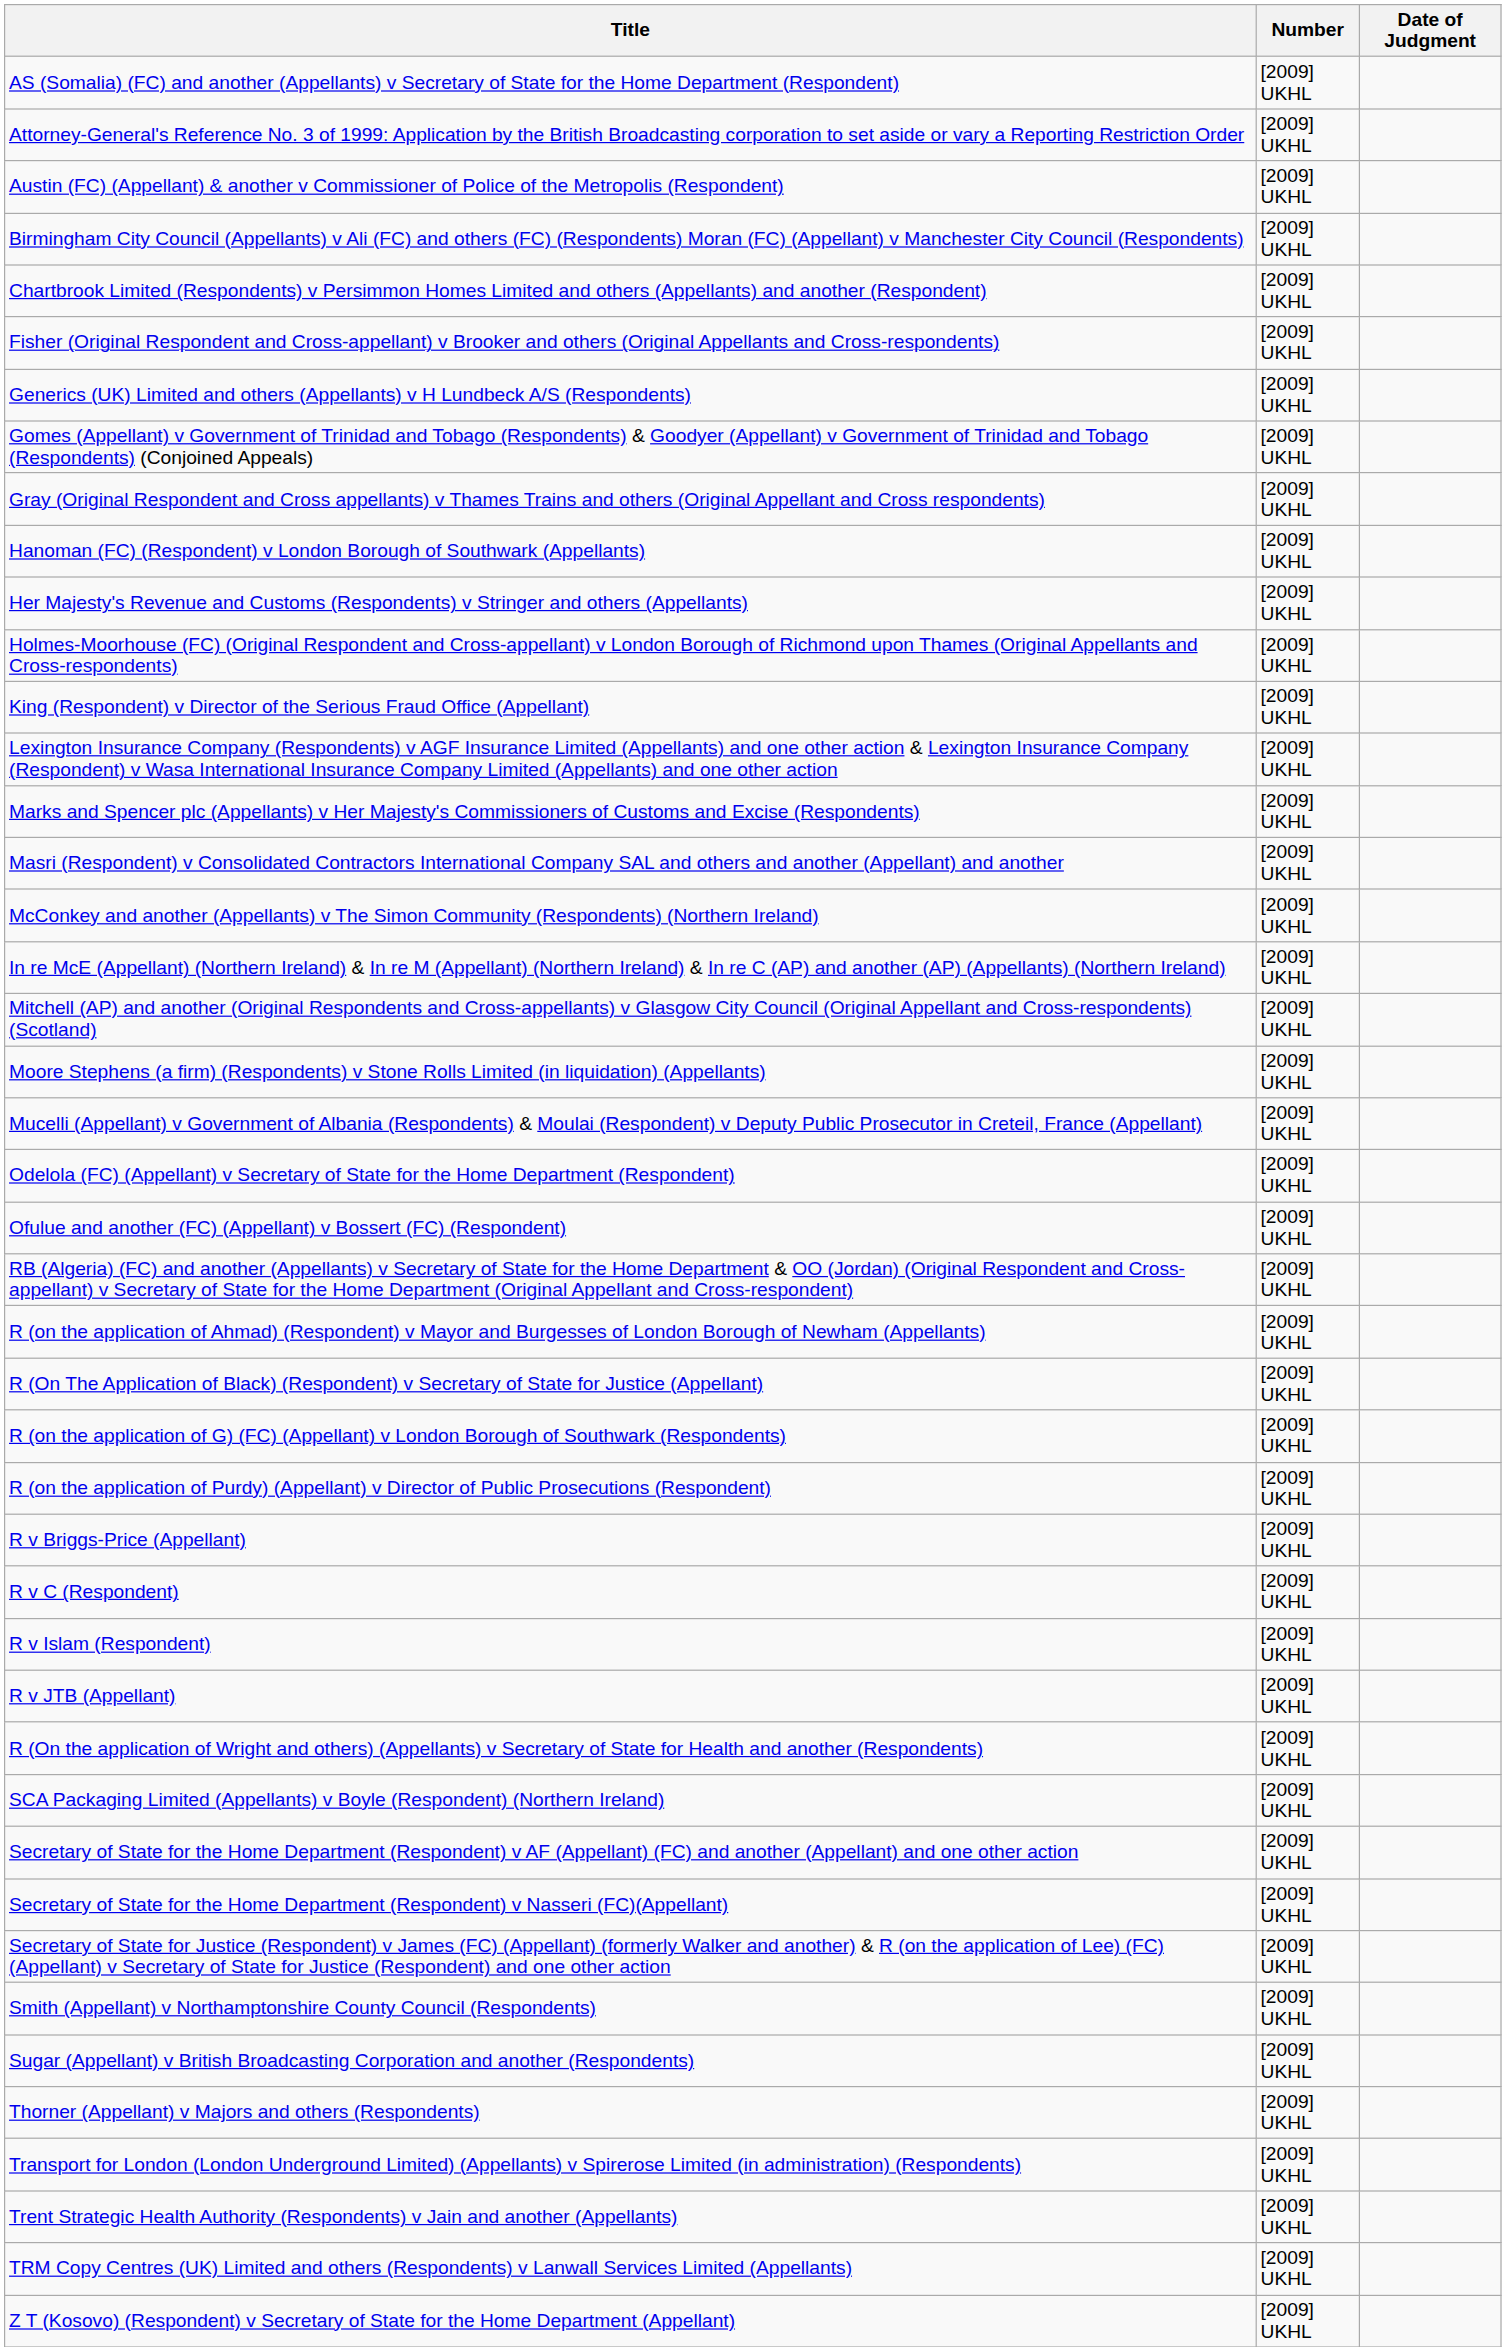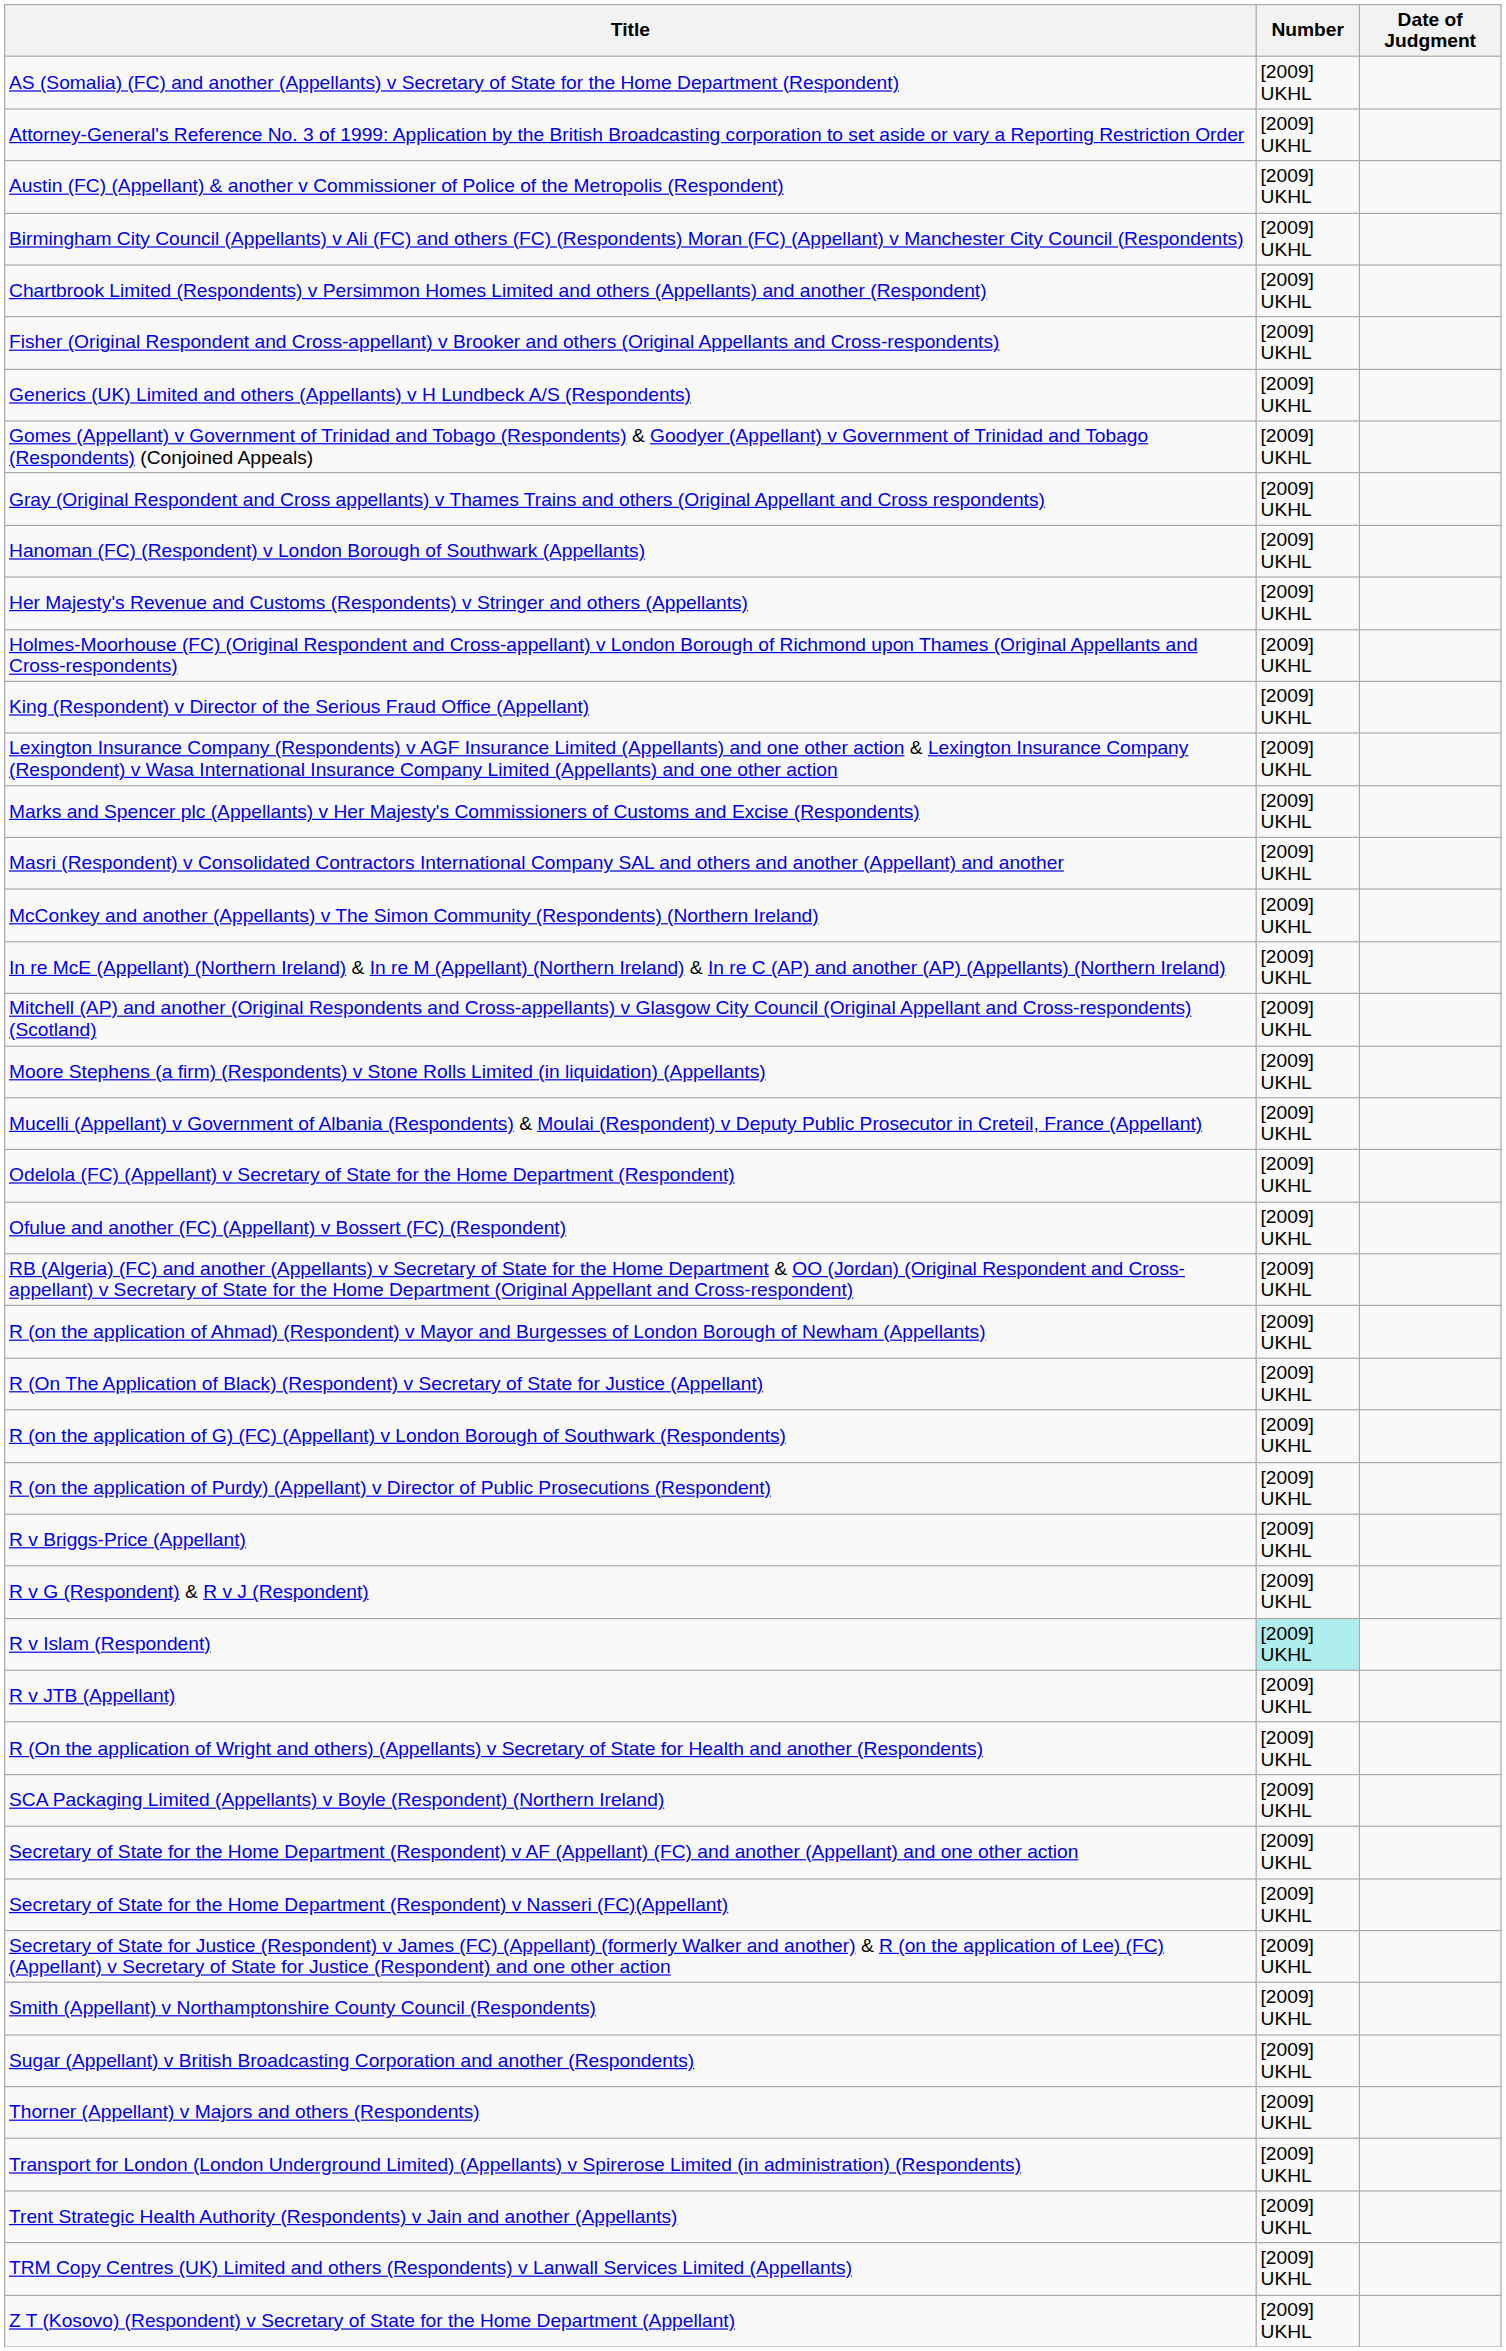- row: (94, 1592)
+ row: (189, 1592)
(1287, 1644) no background -> (1287, 1644) paleturquoise background
